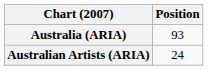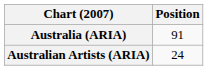(178, 34) 93 -> (178, 34) 91
